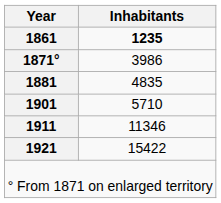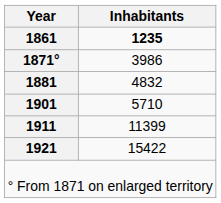(147, 82) 4835 -> (147, 82) 4832
(147, 126) 11346 -> (147, 126) 11399
